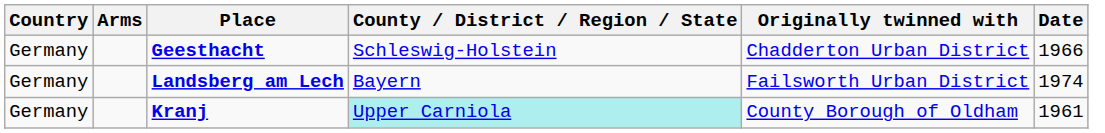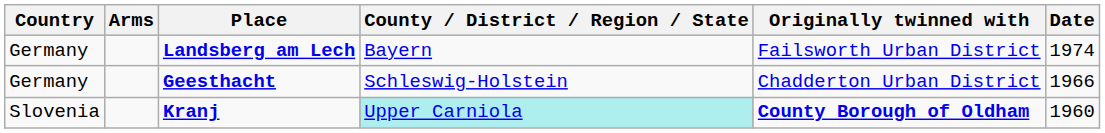rows swapped: (248, 82) <-> (208, 51)
(49, 112) Germany -> (54, 112) Slovenia
(882, 112) normal -> (894, 112) bold
(1061, 112) 1961 -> (1072, 112) 1960
